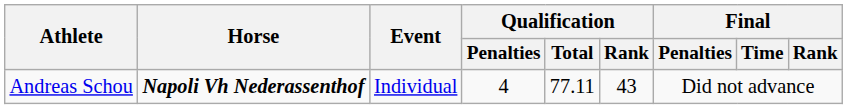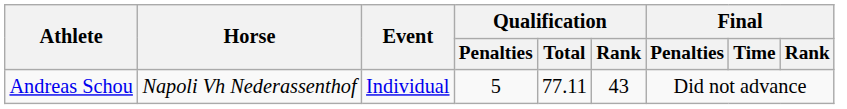(253, 86) bold -> (249, 86) normal
(504, 86) 4 -> (496, 86) 5
